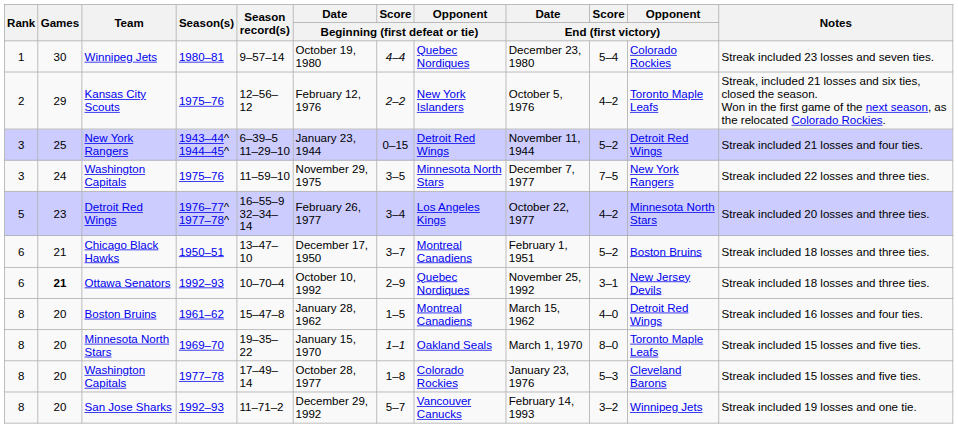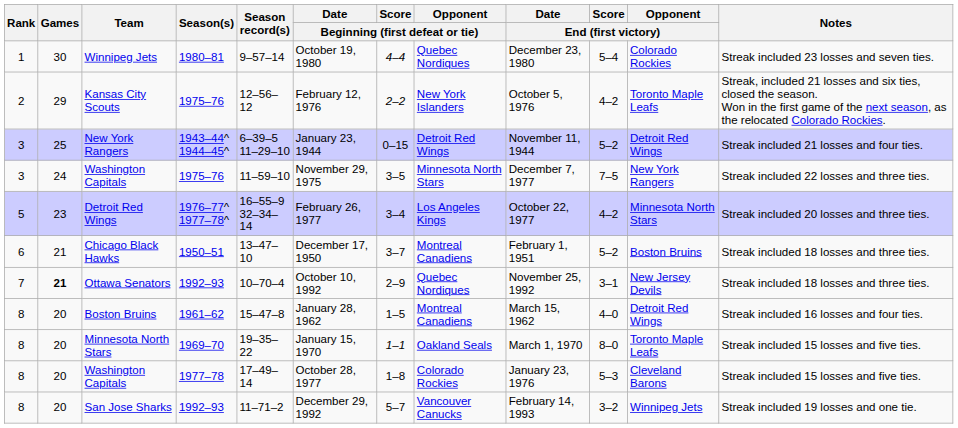(21, 283) 6 -> (21, 283) 7
